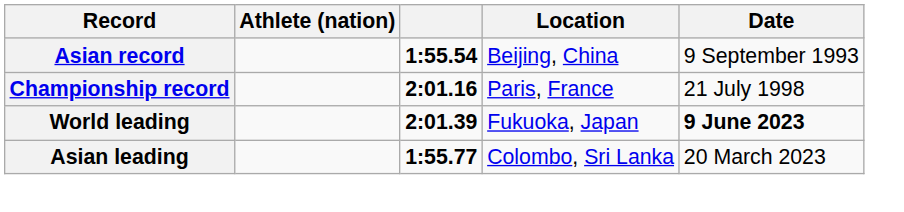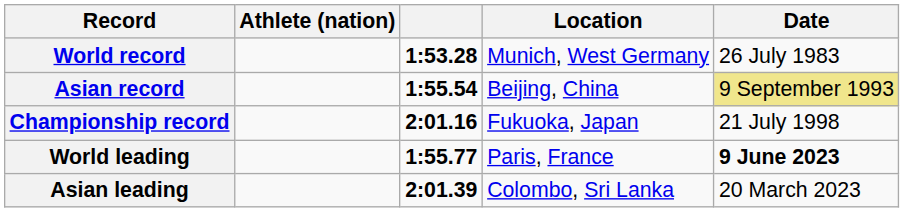+ row: (120, 55)
(771, 55) no background -> (806, 88) khaki background
(550, 88) Paris, France -> (563, 122) Fukuoka, Japan
(441, 122) 2:01.39 -> (441, 156) 1:55.77
(563, 122) Fukuoka, Japan -> (550, 156) Paris, France
(441, 156) 1:55.77 -> (441, 190) 2:01.39
